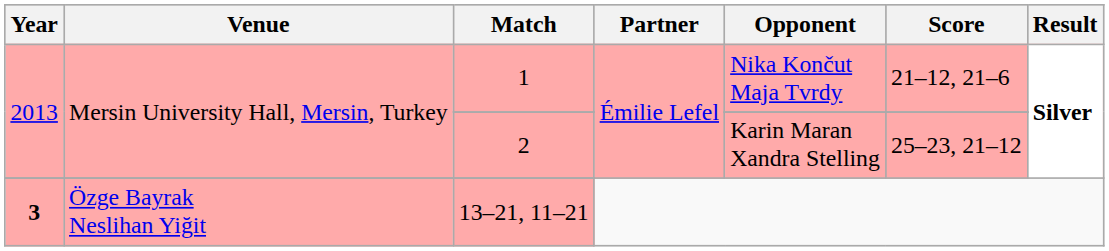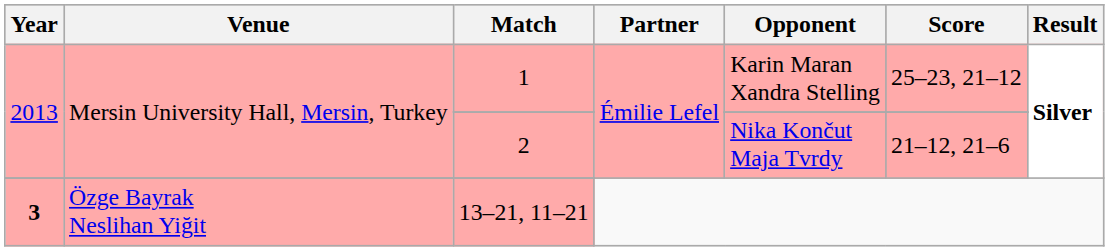(791, 77) Nika Končut Maja Tvrdy -> (805, 77) Karin Maran Xandra Stelling
(950, 77) 21–12, 21–6 -> (956, 77) 25–23, 21–12
(805, 144) Karin Maran Xandra Stelling -> (791, 144) Nika Končut Maja Tvrdy
(956, 144) 25–23, 21–12 -> (950, 144) 21–12, 21–6
